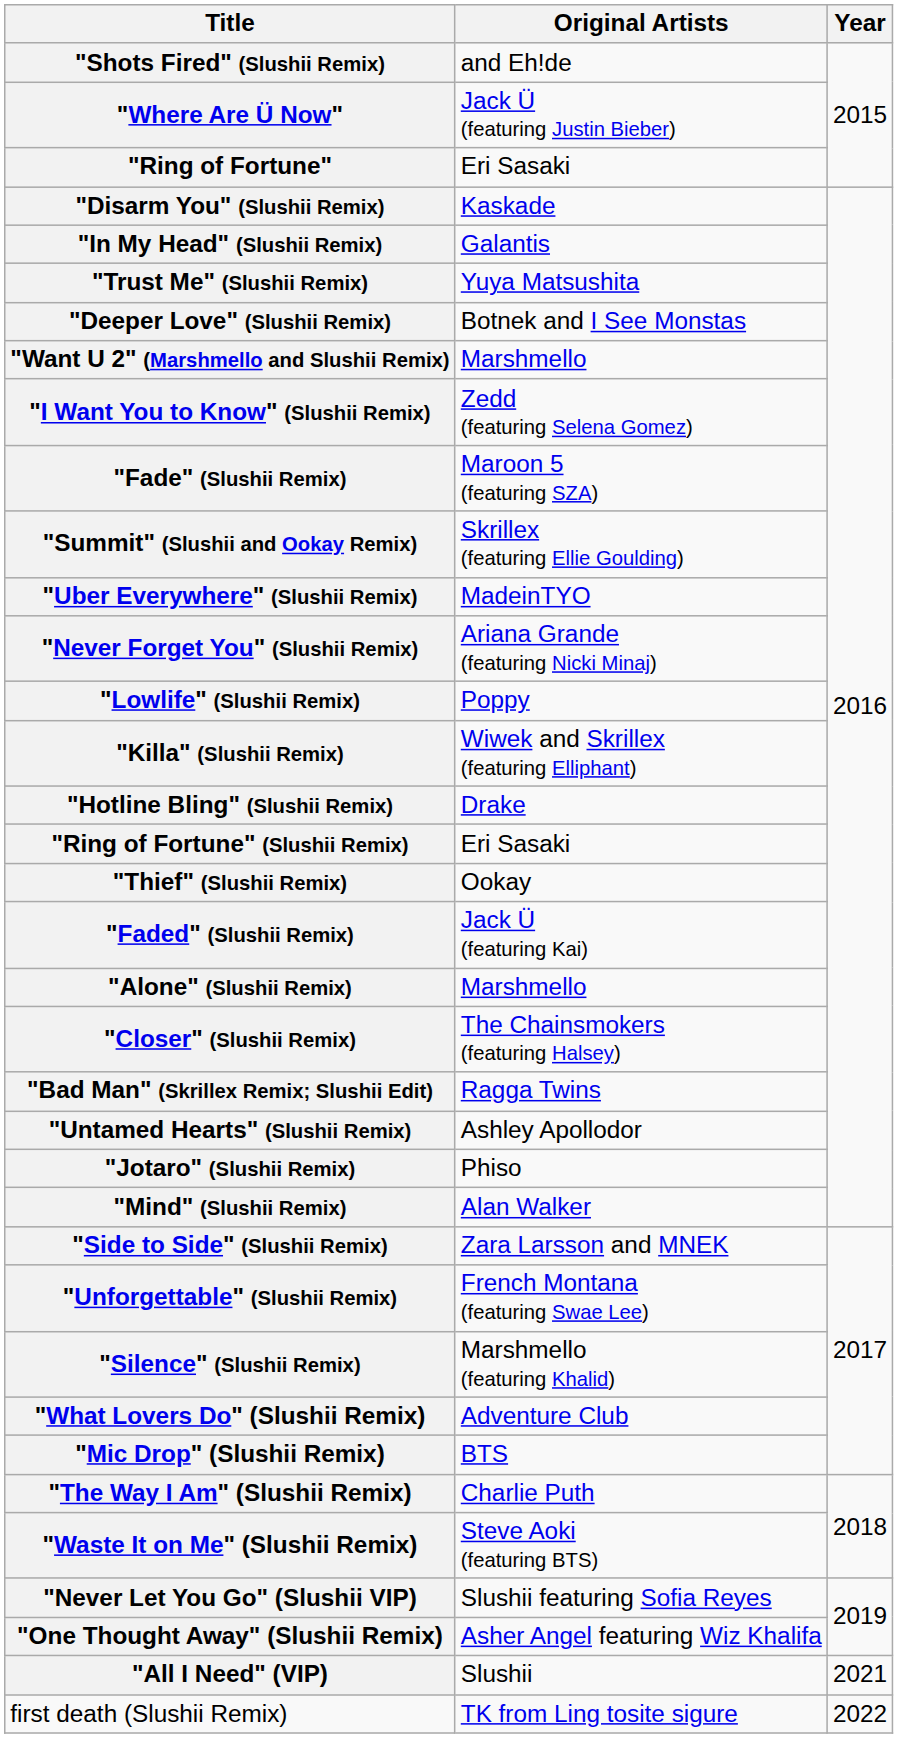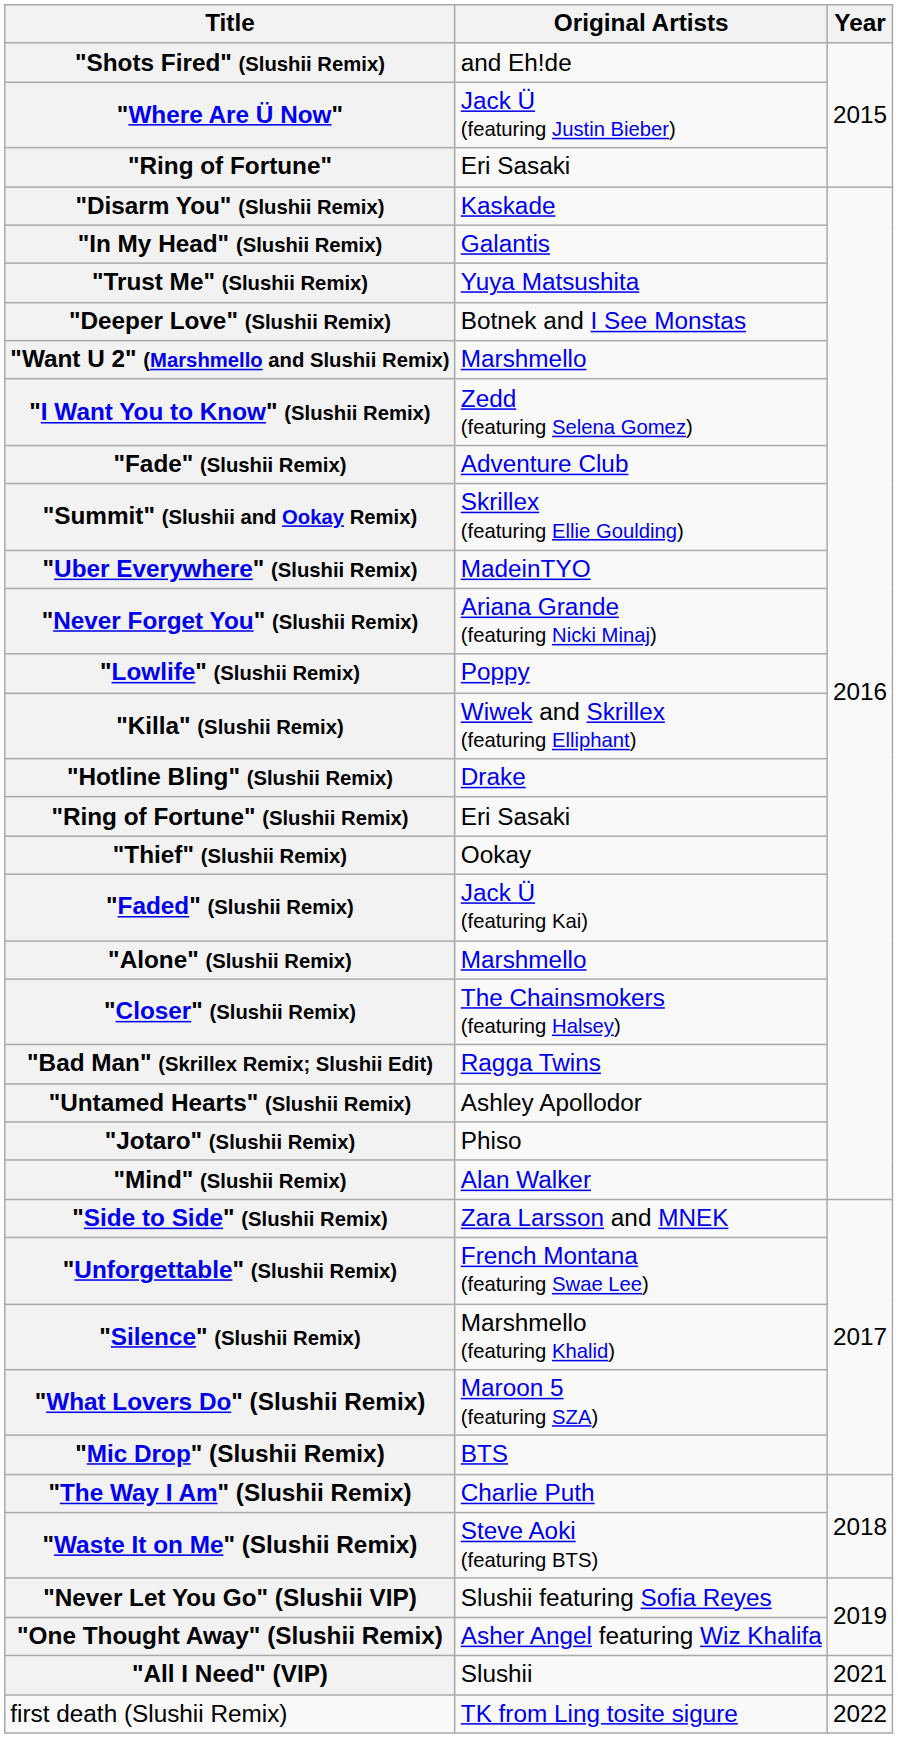(529, 477) Maroon 5 (featuring SZA) -> (545, 464) Adventure Club
(545, 1415) Adventure Club -> (529, 1402) Maroon 5 (featuring SZA)
